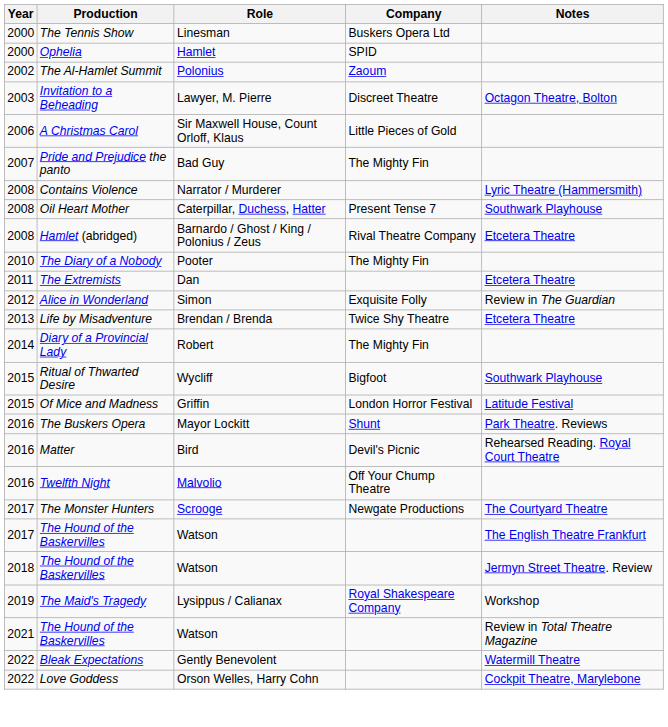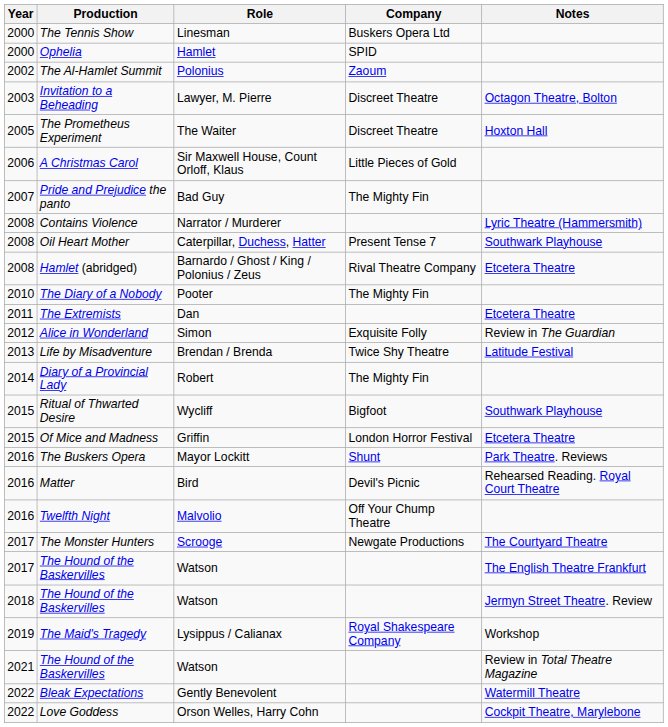+ row: (21, 131)
(530, 319) Etcetera Theatre -> (529, 352) Latitude Festival
(529, 404) Latitude Festival -> (530, 437) Etcetera Theatre
